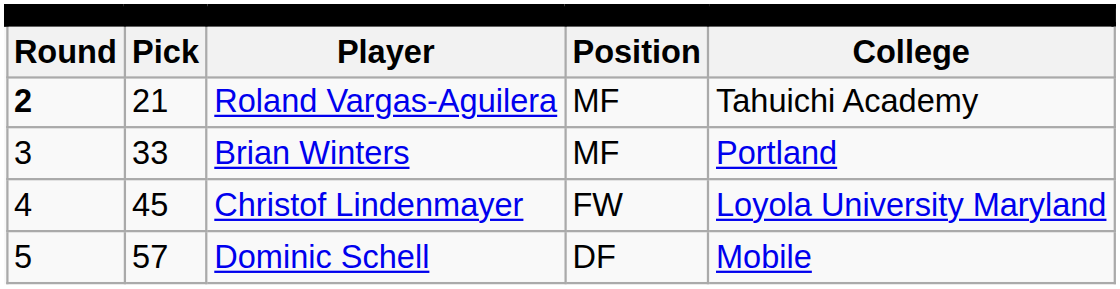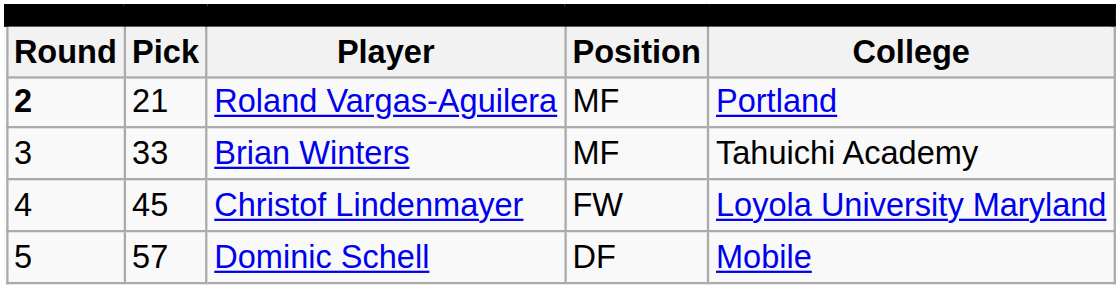(847, 102) Tahuichi Academy -> (777, 102) Portland
(777, 154) Portland -> (847, 154) Tahuichi Academy
